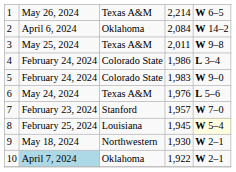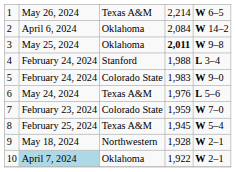(127, 45) Texas A&M -> (123, 45) Oklahoma
(179, 45) normal -> (179, 45) bold
(132, 61) Colorado State -> (119, 61) Stanford
(179, 61) 1,986 -> (179, 61) 1,988
(119, 110) Stanford -> (132, 110) Colorado State
(179, 110) 1,957 -> (179, 110) 1,959
(122, 126) Louisiana -> (127, 126) Texas A&M
(209, 126) lightyellow background -> (209, 126) no background
(179, 142) 1,930 -> (179, 142) 1,928
